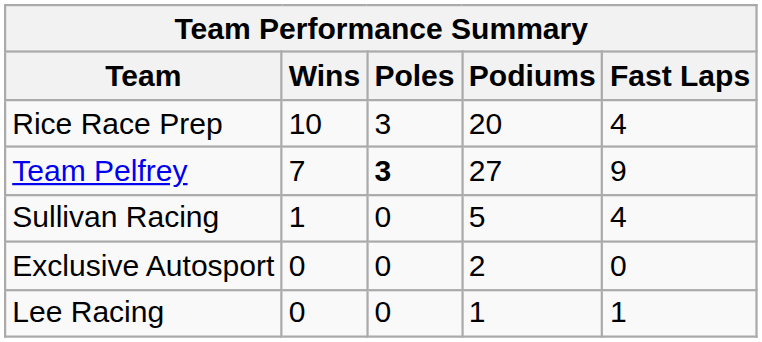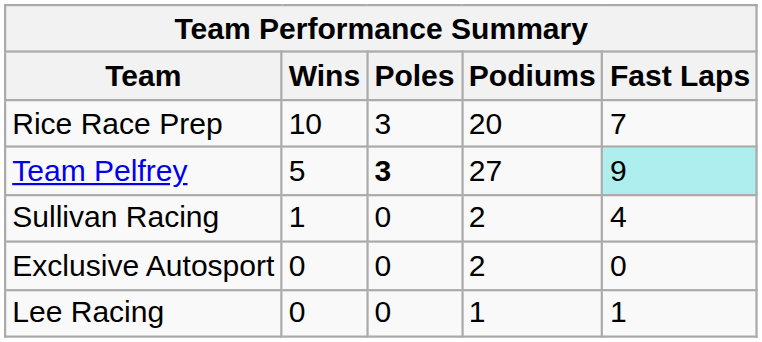(618, 123) 4 -> (618, 123) 7
(297, 171) 7 -> (297, 171) 5
(618, 171) no background -> (618, 171) paleturquoise background
(477, 218) 5 -> (477, 218) 2
